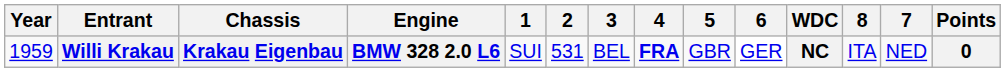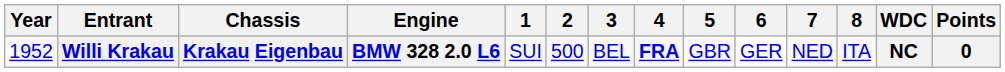columns swapped: (906, 21) <-> (815, 21)
(31, 51) 1959 -> (31, 51) 1952
(567, 51) 531 -> (567, 51) 500
